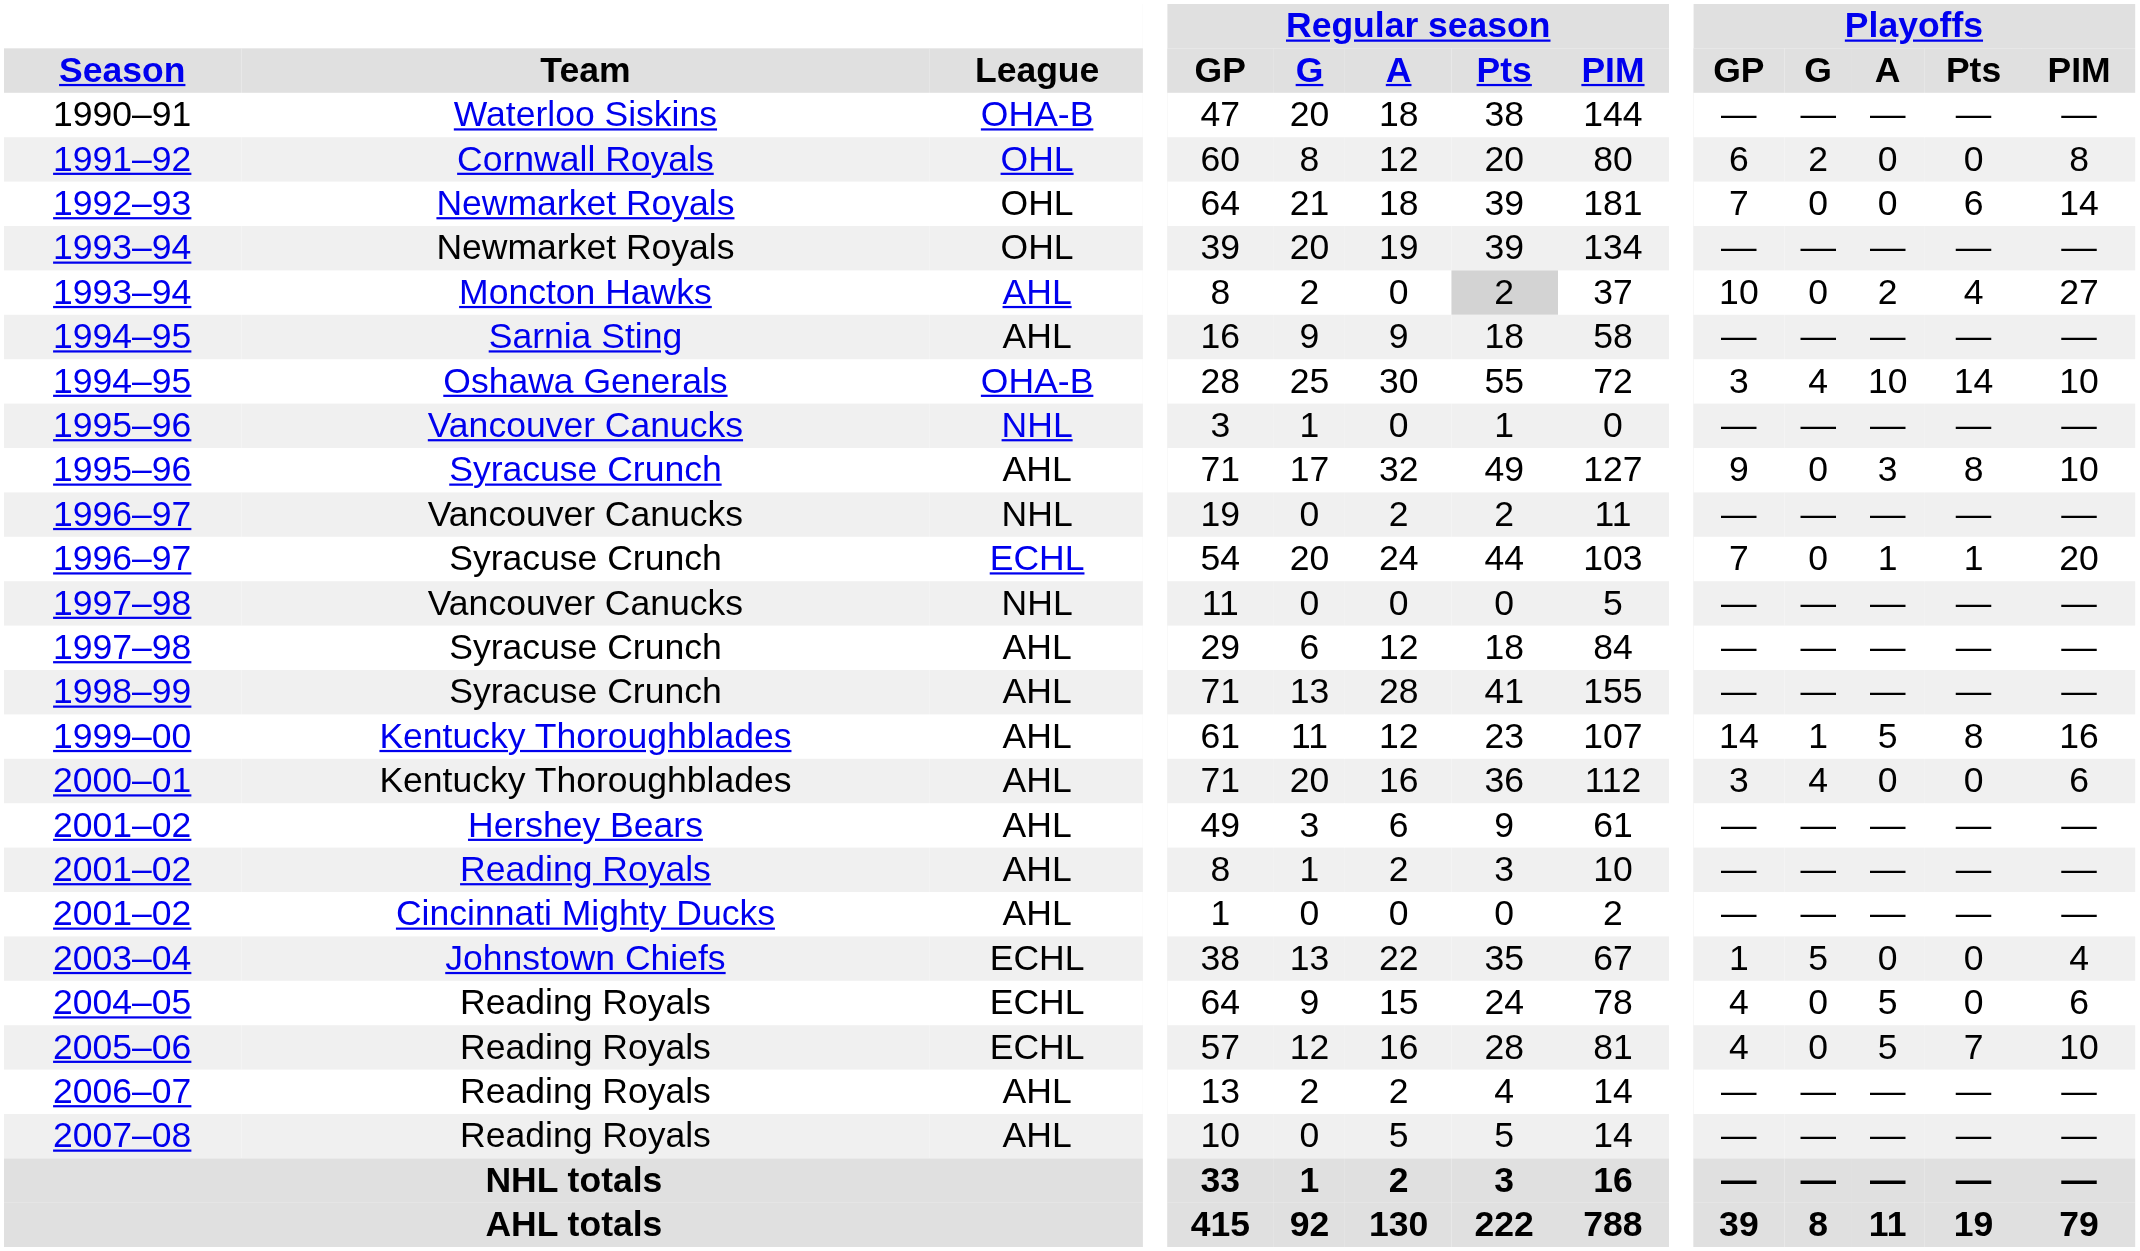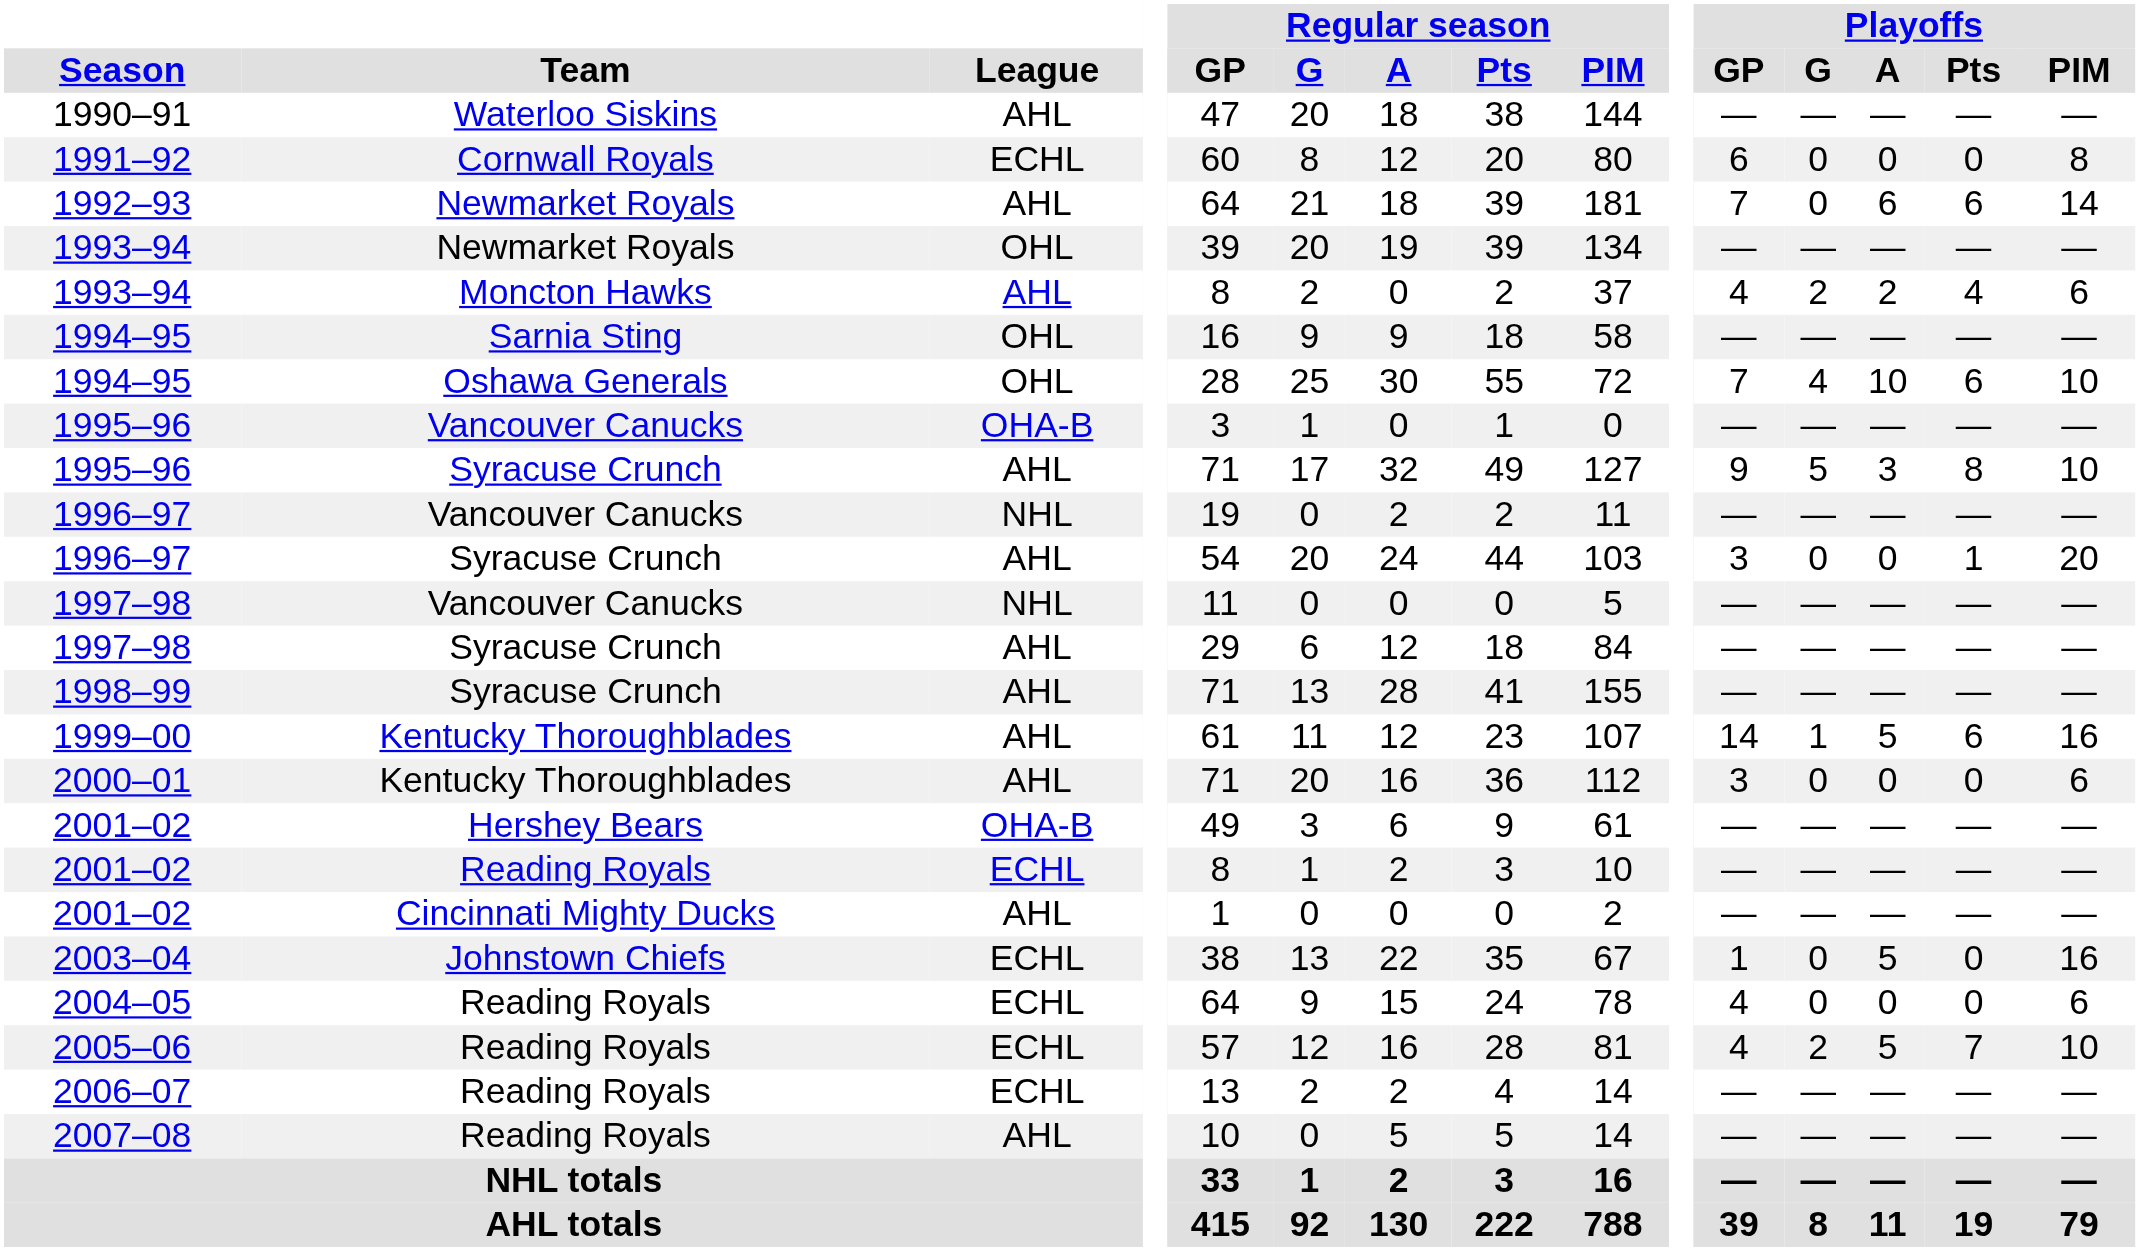(1037, 114) OHA-B -> (1037, 114) AHL
(1037, 158) OHL -> (1037, 158) ECHL
(1818, 158) 2 -> (1818, 158) 0
(1037, 203) OHL -> (1037, 203) AHL
(1888, 203) 0 -> (1888, 203) 6
(1504, 291) lightgrey background -> (1504, 291) no background
(1739, 291) 10 -> (1739, 291) 4
(1818, 291) 0 -> (1818, 291) 2
(2079, 291) 27 -> (2079, 291) 6
(1037, 336) AHL -> (1037, 336) OHL
(1037, 380) OHA-B -> (1037, 380) OHL
(1739, 380) 3 -> (1739, 380) 7
(1974, 380) 14 -> (1974, 380) 6
(1037, 425) NHL -> (1037, 425) OHA-B
(1818, 469) 0 -> (1818, 469) 5
(1037, 558) ECHL -> (1037, 558) AHL
(1739, 558) 7 -> (1739, 558) 3
(1888, 558) 1 -> (1888, 558) 0
(1974, 735) 8 -> (1974, 735) 6
(1818, 780) 4 -> (1818, 780) 0
(1037, 824) AHL -> (1037, 824) OHA-B
(1037, 869) AHL -> (1037, 869) ECHL
(1818, 957) 5 -> (1818, 957) 0
(1888, 957) 0 -> (1888, 957) 5
(2079, 957) 4 -> (2079, 957) 16
(1888, 1002) 5 -> (1888, 1002) 0
(1818, 1046) 0 -> (1818, 1046) 2
(1037, 1091) AHL -> (1037, 1091) ECHL
